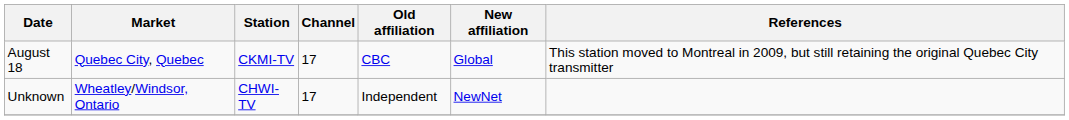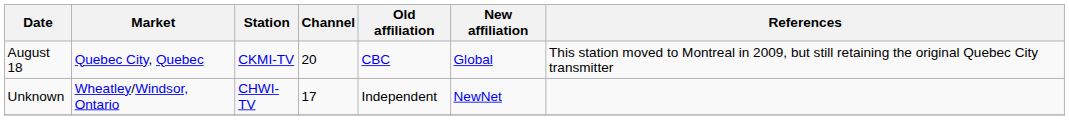(309, 59) 17 -> (309, 59) 20
